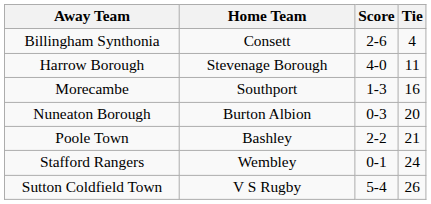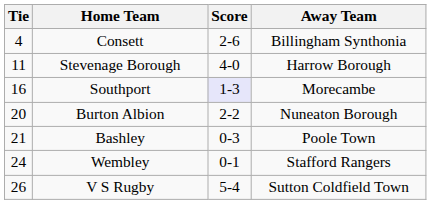columns swapped: (412, 16) <-> (92, 16)
(376, 89) no background -> (229, 89) lavender background
(376, 114) 0-3 -> (229, 114) 2-2
(376, 138) 2-2 -> (229, 138) 0-3
